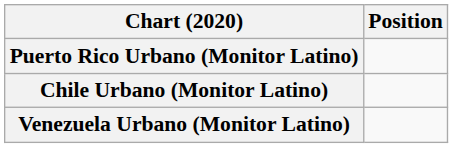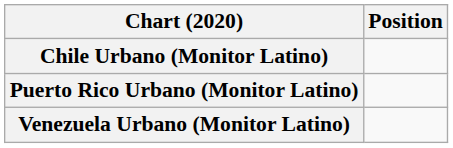rows swapped: (184, 90) <-> (184, 55)
